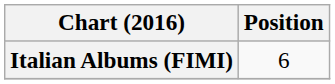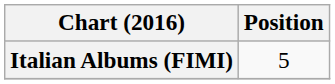(284, 59) 6 -> (284, 59) 5
